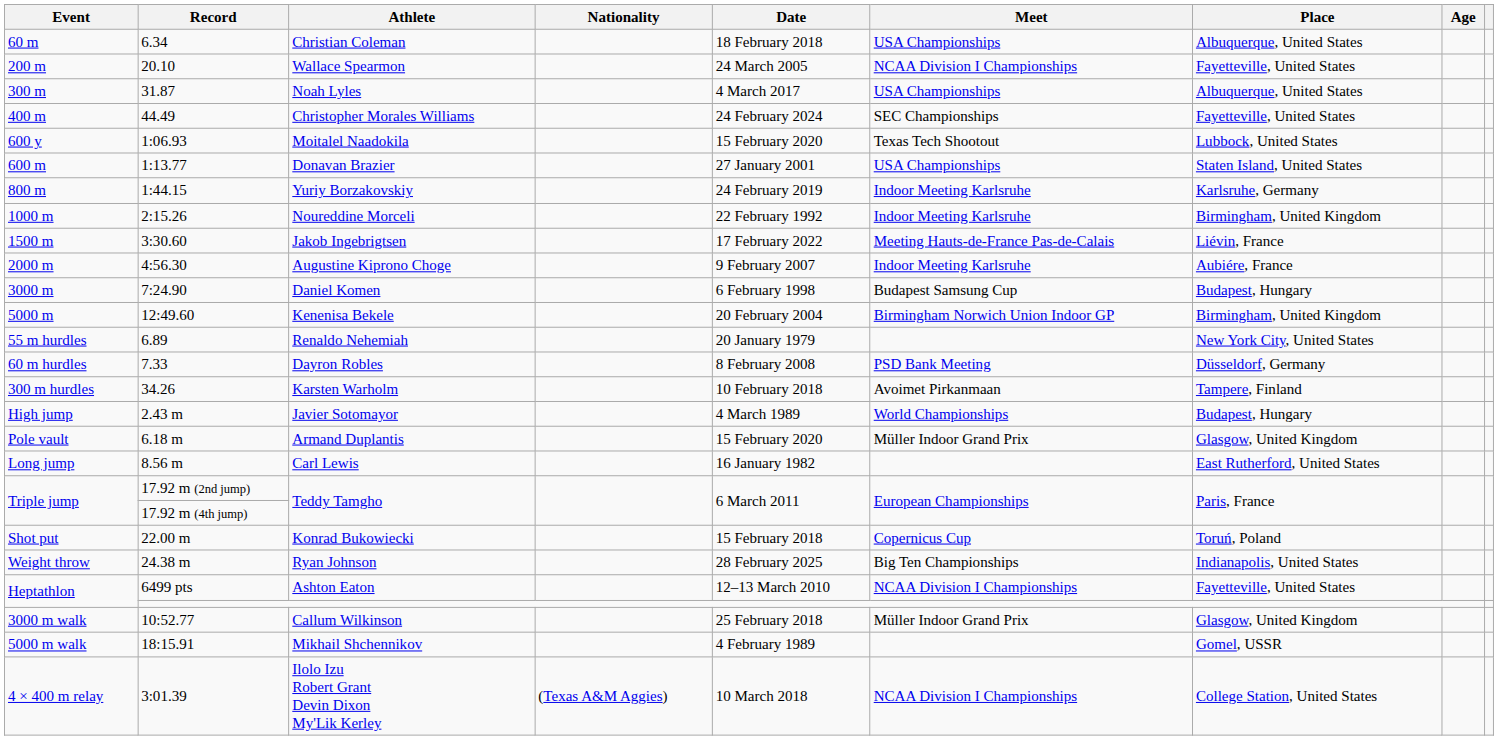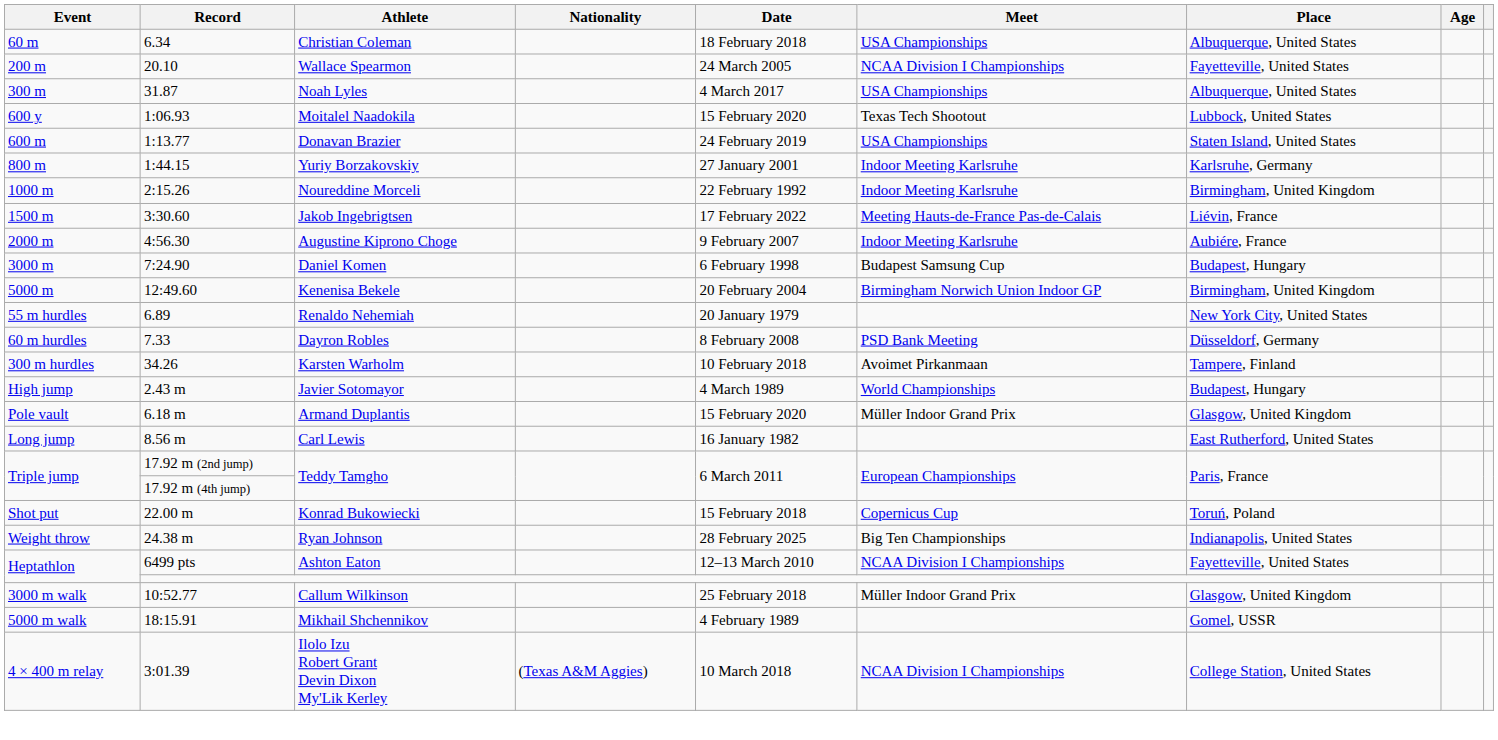- row: (158, 116)
(765, 165) 27 January 2001 -> (753, 141) 24 February 2019
(769, 190) 24 February 2019 -> (749, 165) 27 January 2001
